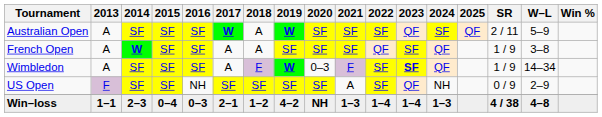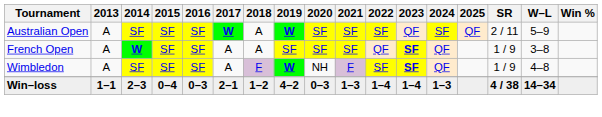(411, 49) normal -> (411, 49) bold
(320, 67) 0–3 -> (320, 67) NH
(540, 67) 14–34 -> (540, 67) 4–8
- row: (30, 85)
(320, 103) NH -> (320, 85) 0–3
(540, 103) 4–8 -> (540, 85) 14–34
